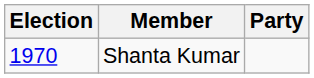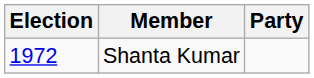(33, 55) 1970 -> (33, 55) 1972
